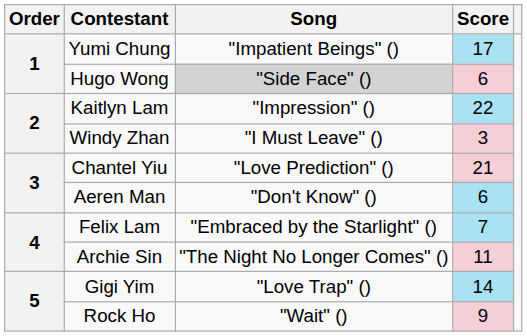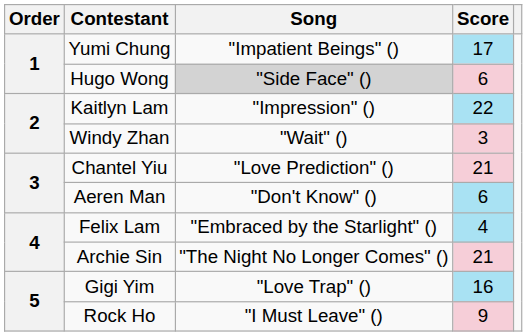(314, 138) "I Must Leave" () -> (314, 138) "Wait" ()
(483, 227) 7 -> (483, 227) 4
(483, 256) 11 -> (483, 256) 21
(483, 286) 14 -> (483, 286) 16
(314, 316) "Wait" () -> (314, 316) "I Must Leave" ()
